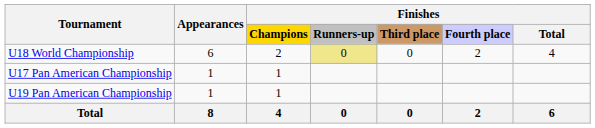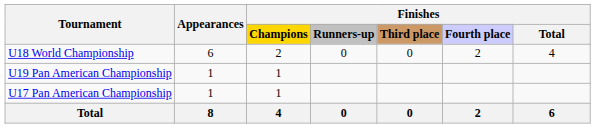(344, 54) khaki background -> (344, 54) no background
rows swapped: (90, 93) <-> (90, 73)
